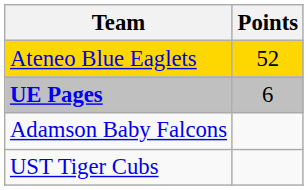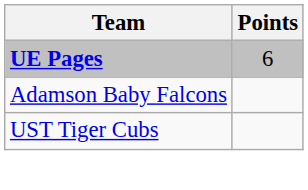- row: (103, 58)
